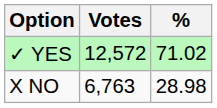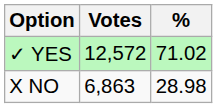(110, 86) 6,763 -> (110, 86) 6,863
